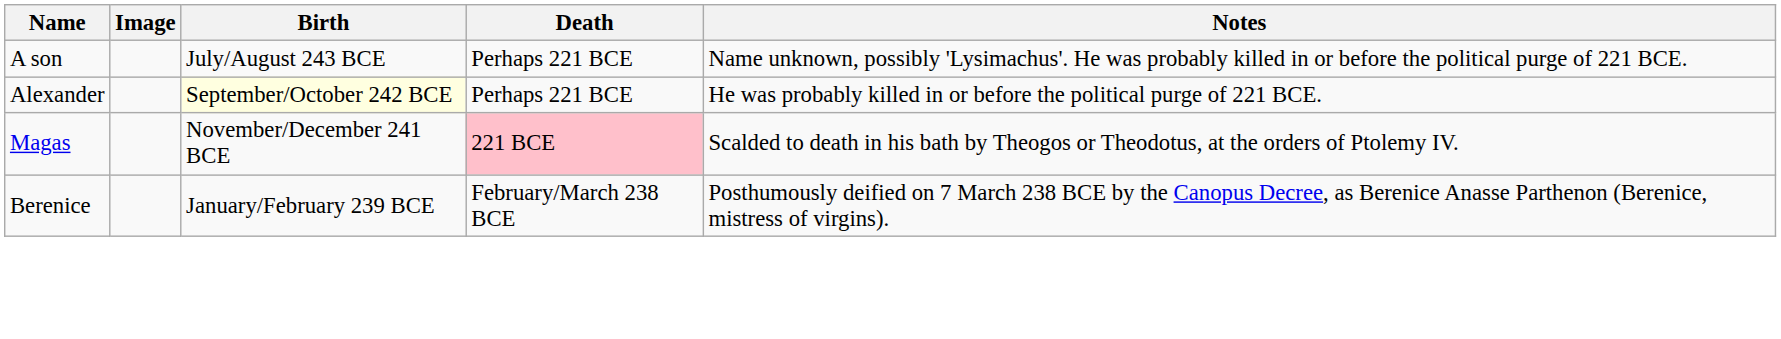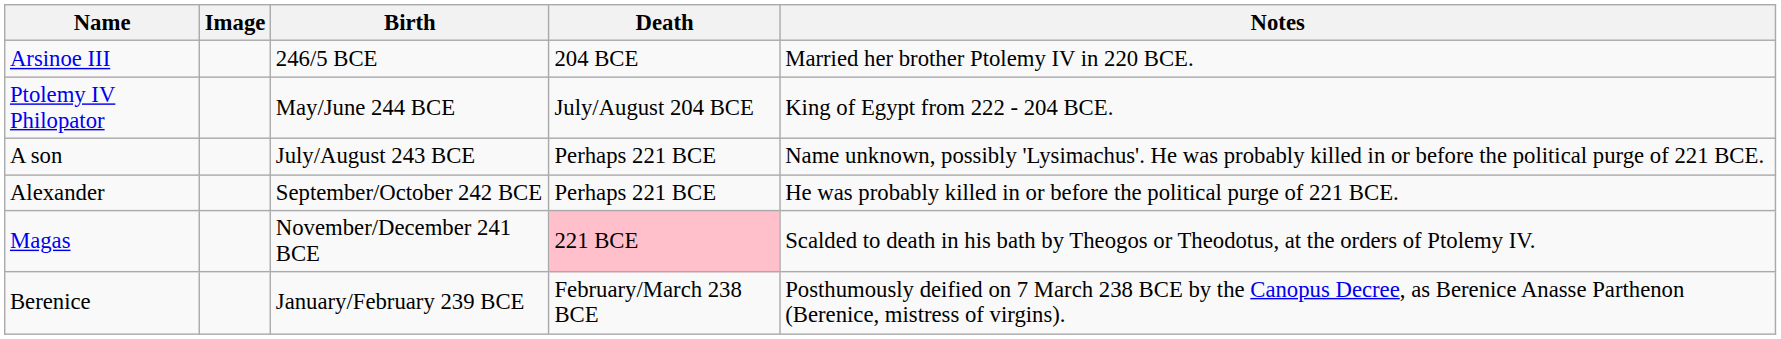+ row: (60, 58)
+ row: (63, 107)
(319, 94) lightyellow background -> (409, 192) no background
